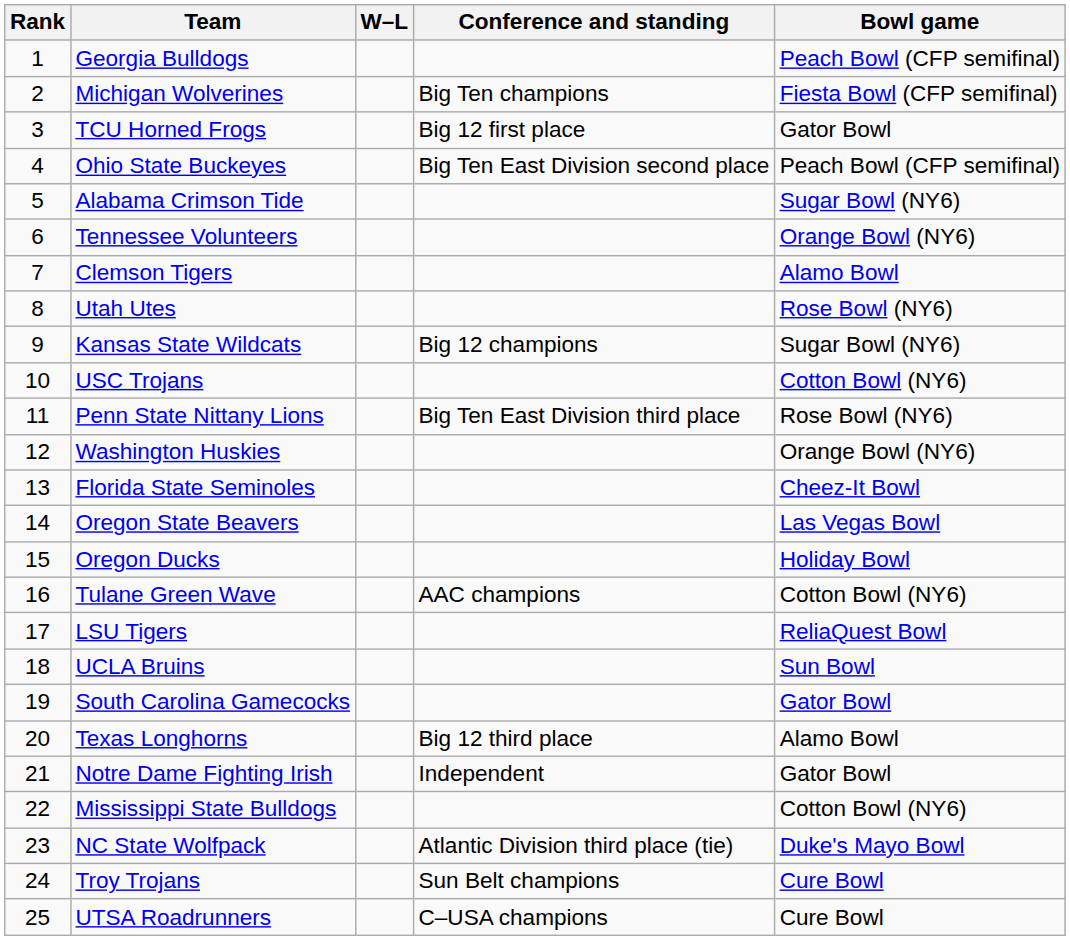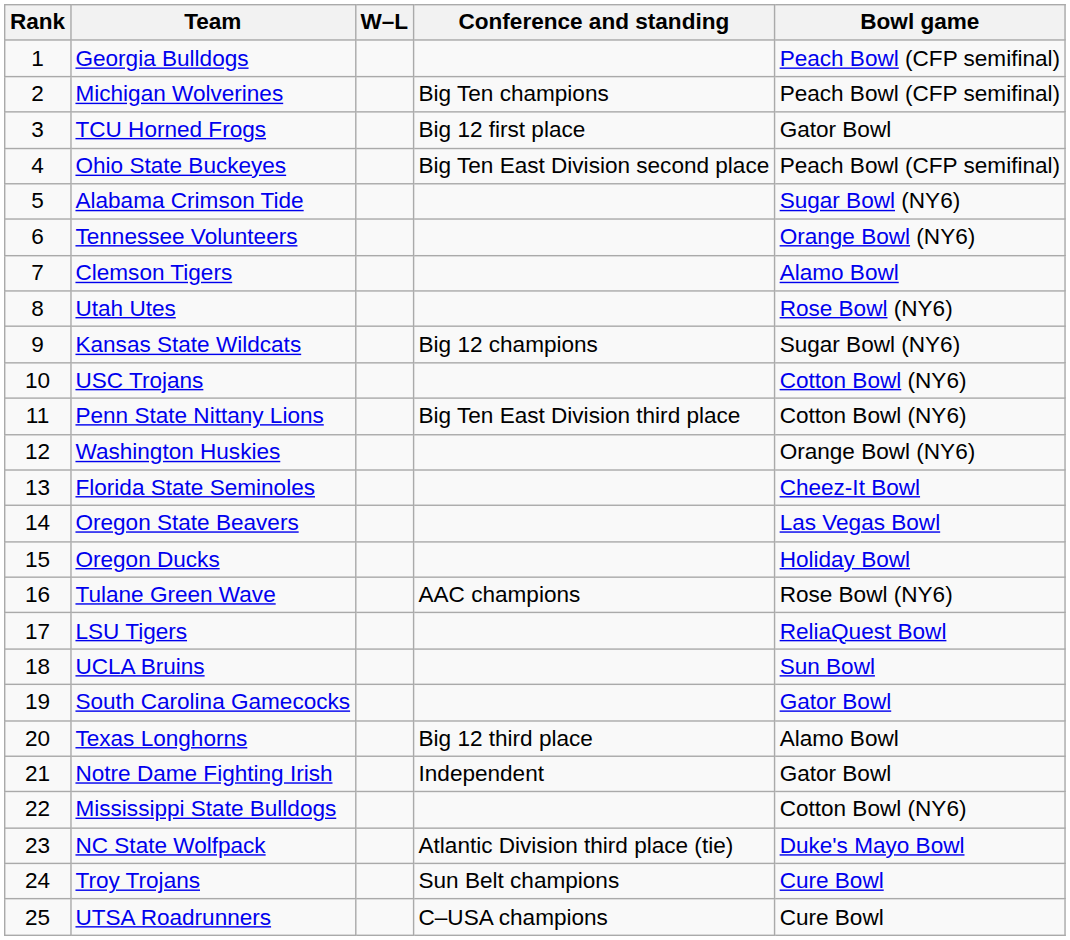(919, 93) Fiesta Bowl (CFP semifinal) -> (920, 93) Peach Bowl (CFP semifinal)
(866, 415) Rose Bowl (NY6) -> (873, 415) Cotton Bowl (NY6)
(873, 594) Cotton Bowl (NY6) -> (866, 594) Rose Bowl (NY6)
